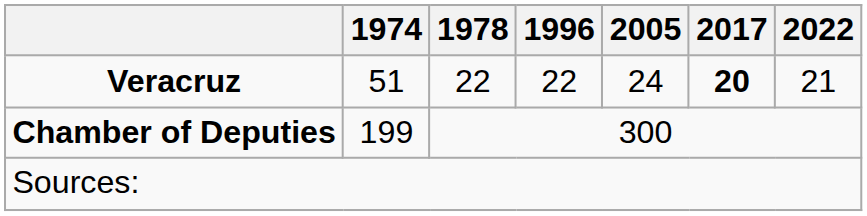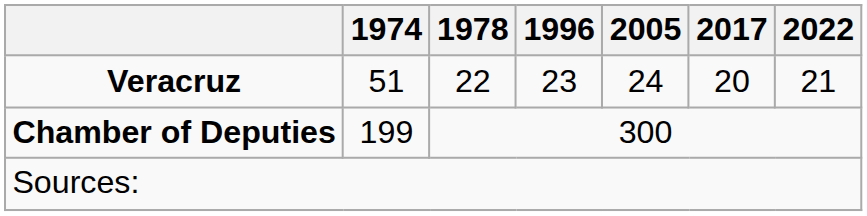(559, 81) 22 -> (559, 81) 23
(732, 81) bold -> (732, 81) normal
